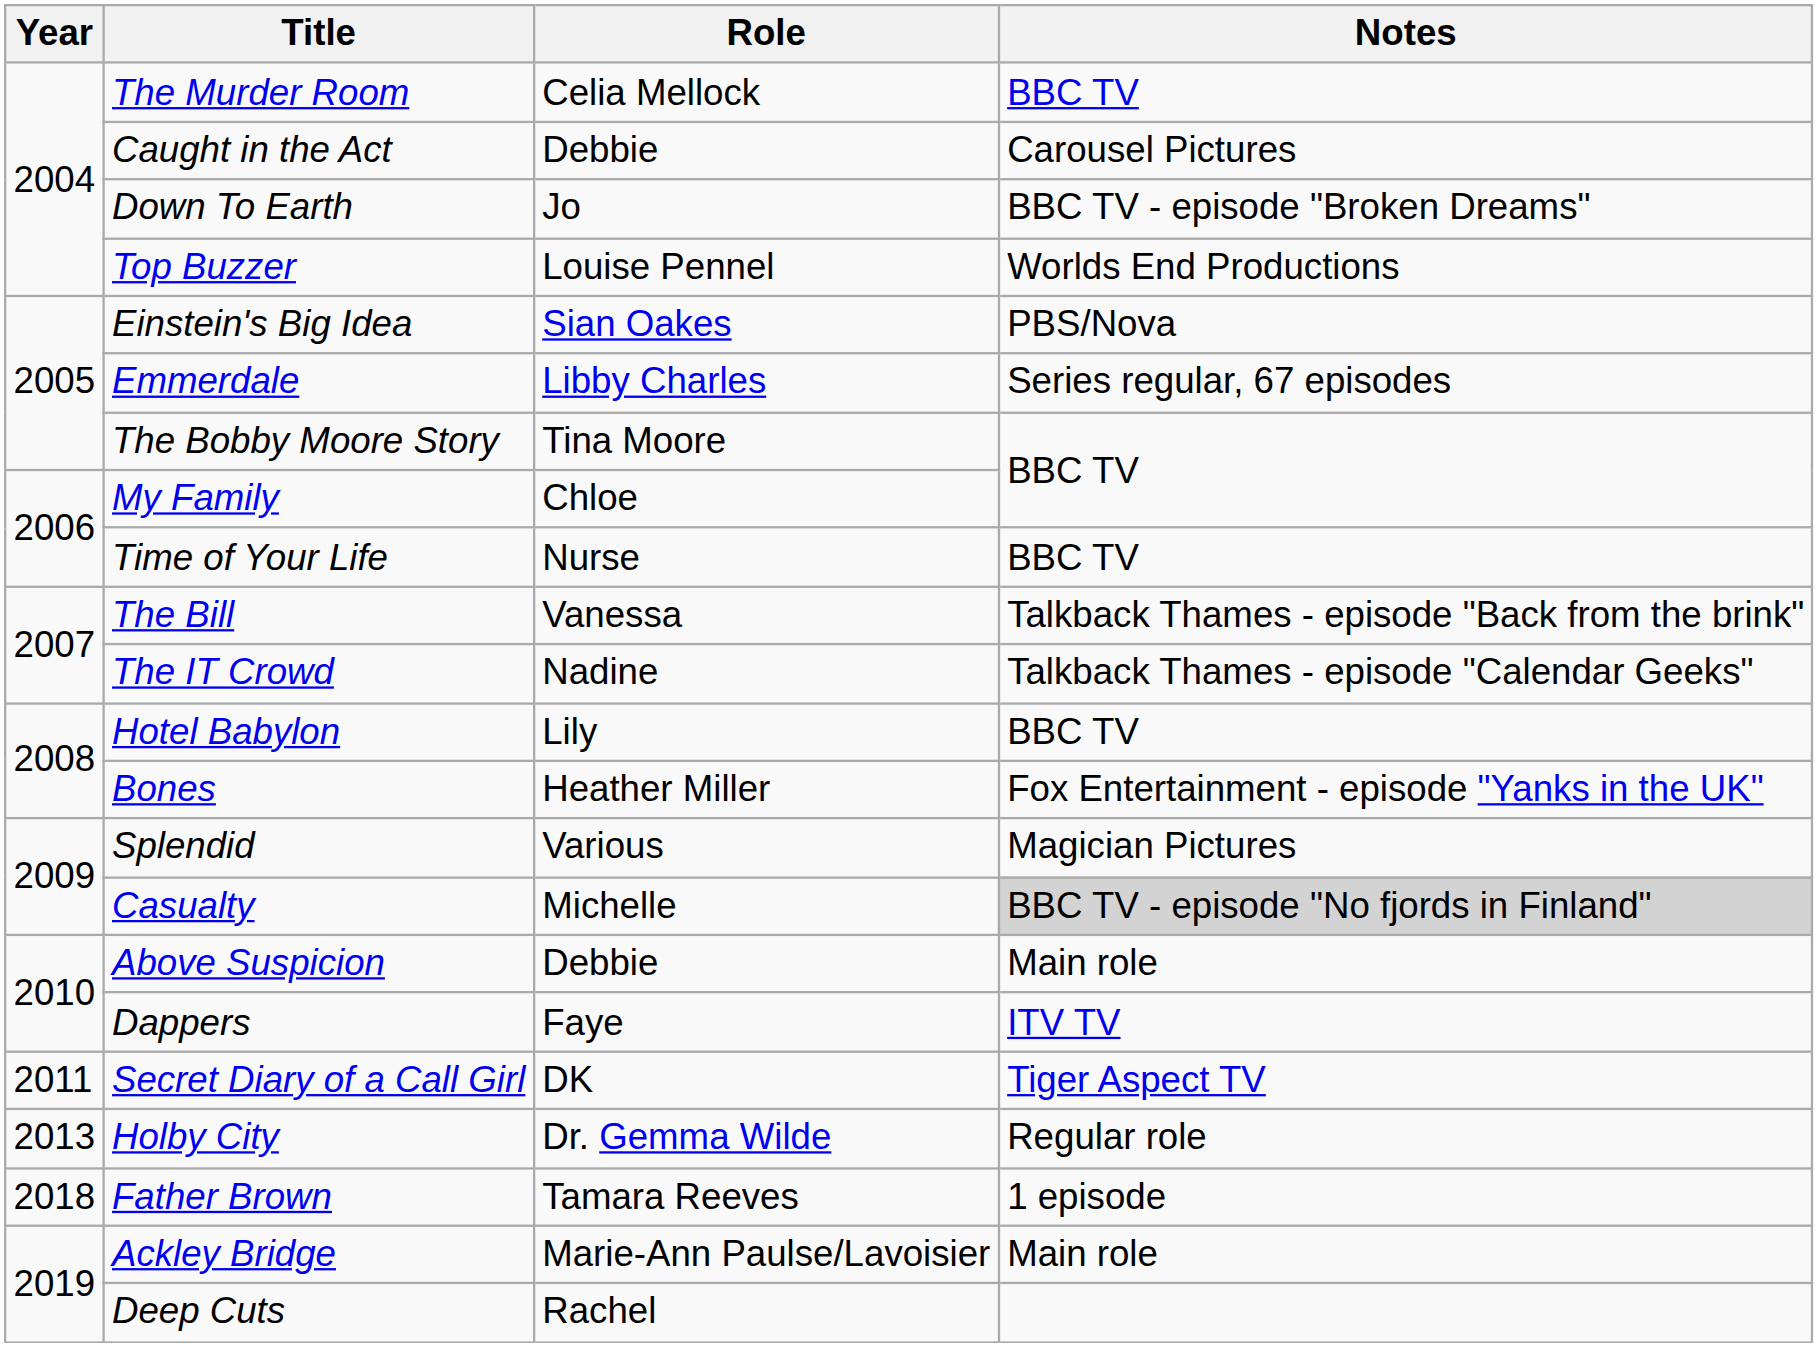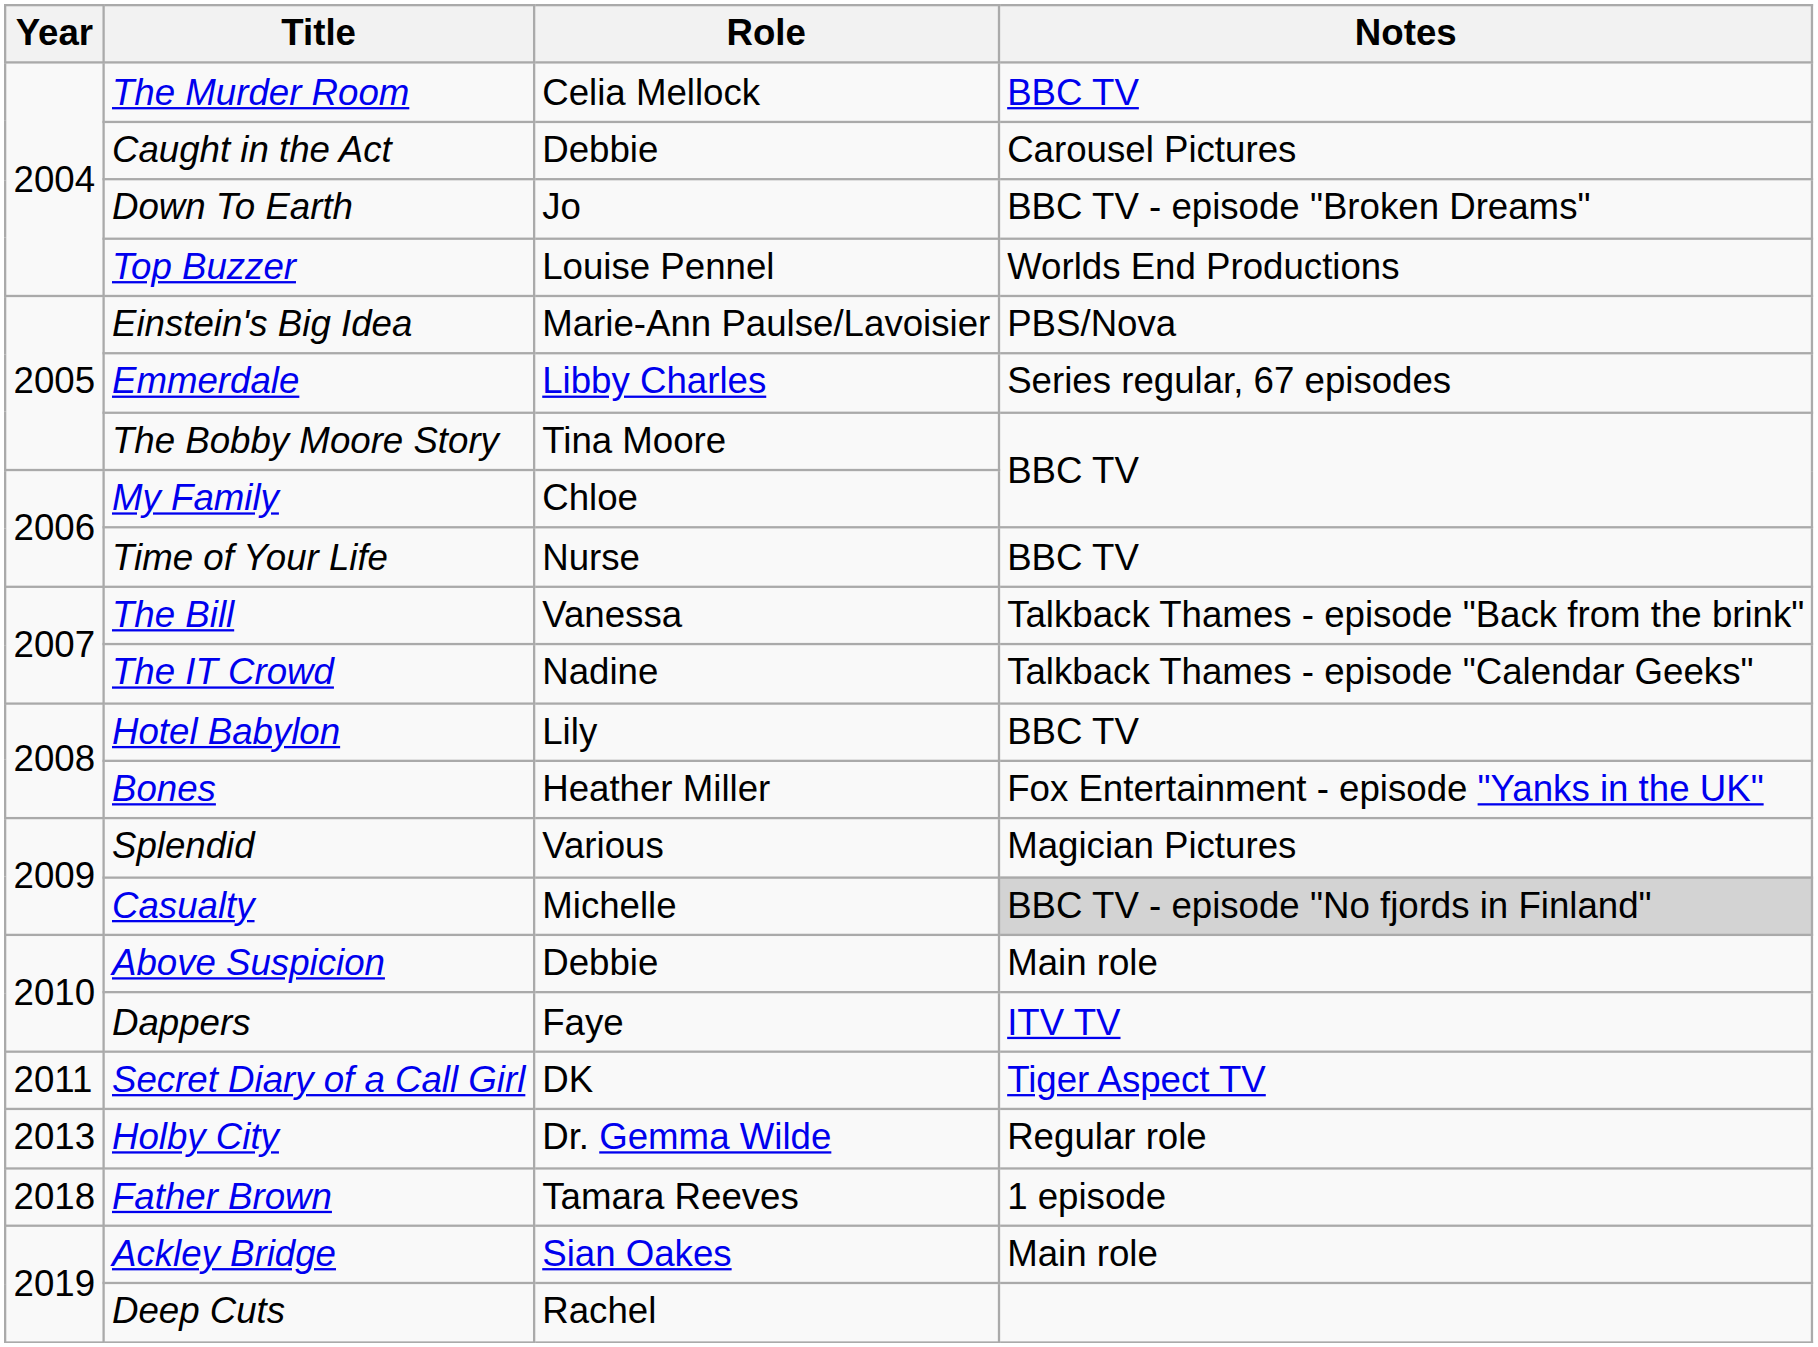(637, 324) Sian Oakes -> (766, 324) Marie-Ann Paulse/Lavoisier
(766, 1253) Marie-Ann Paulse/Lavoisier -> (637, 1253) Sian Oakes
